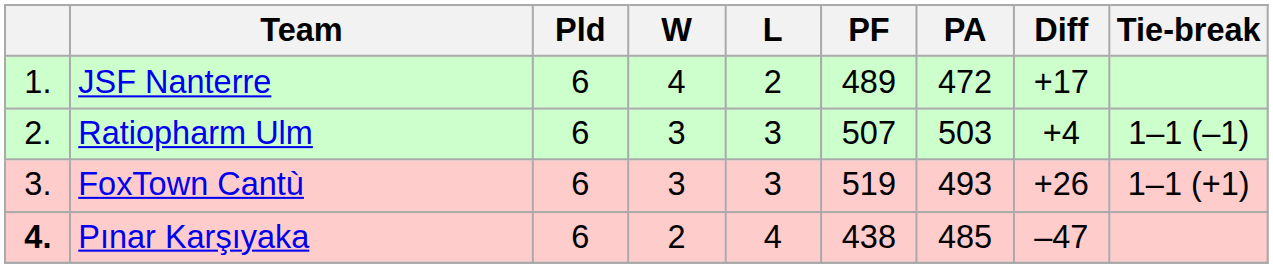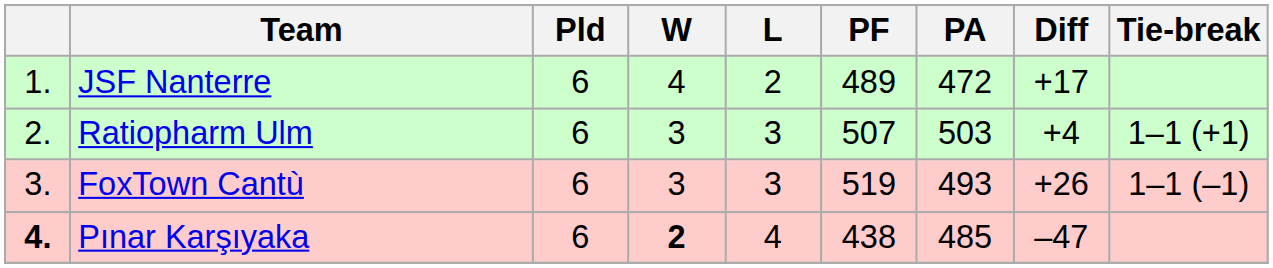(1189, 133) 1–1 (–1) -> (1189, 133) 1–1 (+1)
(1189, 184) 1–1 (+1) -> (1189, 184) 1–1 (–1)
(677, 236) normal -> (677, 236) bold
